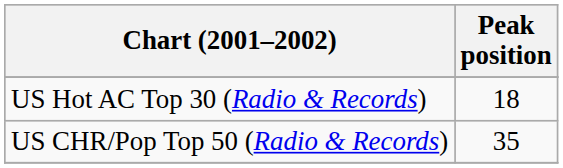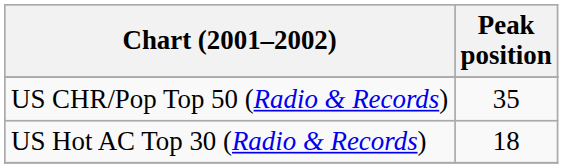rows swapped: (230, 141) <-> (219, 98)
